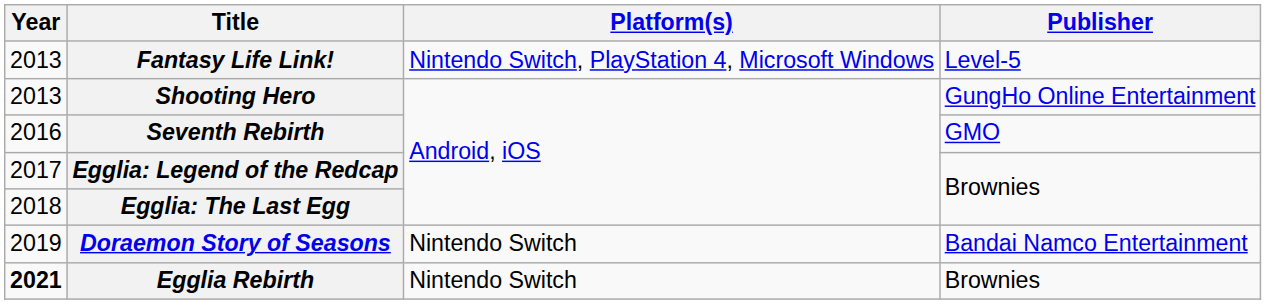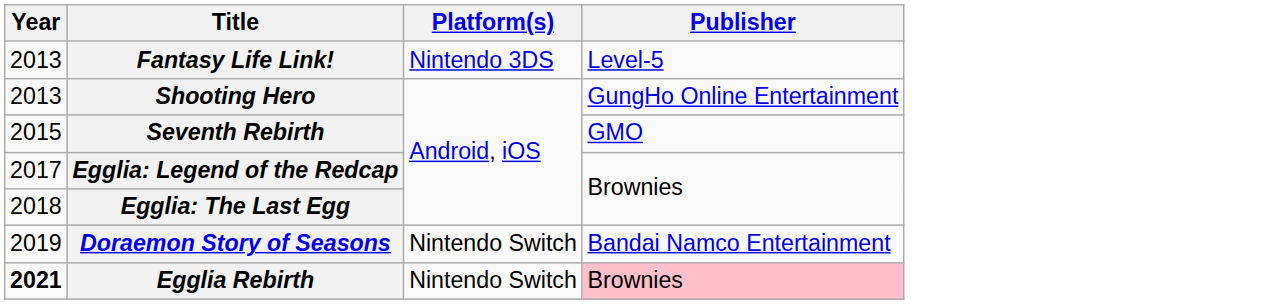(672, 59) Nintendo Switch, PlayStation 4, Microsoft Windows -> (481, 59) Nintendo 3DS
(36, 133) 2016 -> (36, 133) 2015
(992, 280) no background -> (635, 280) pink background
